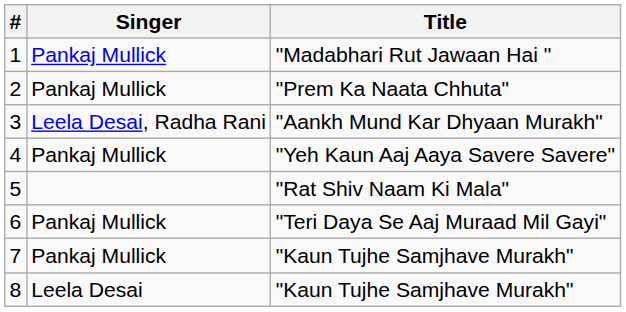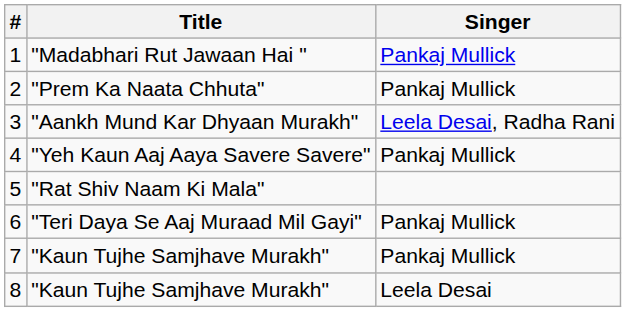columns swapped: (445, 22) <-> (149, 22)
